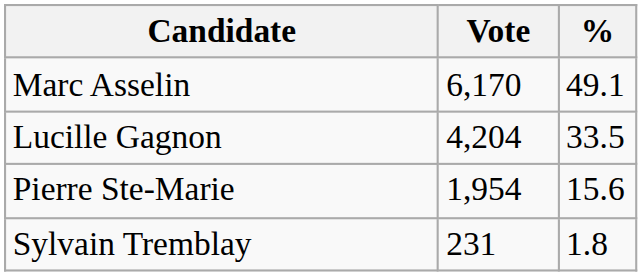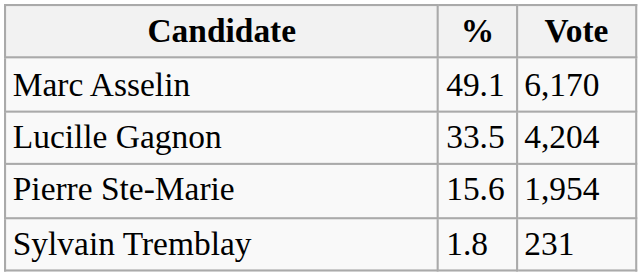columns swapped: (498, 31) <-> (597, 31)
